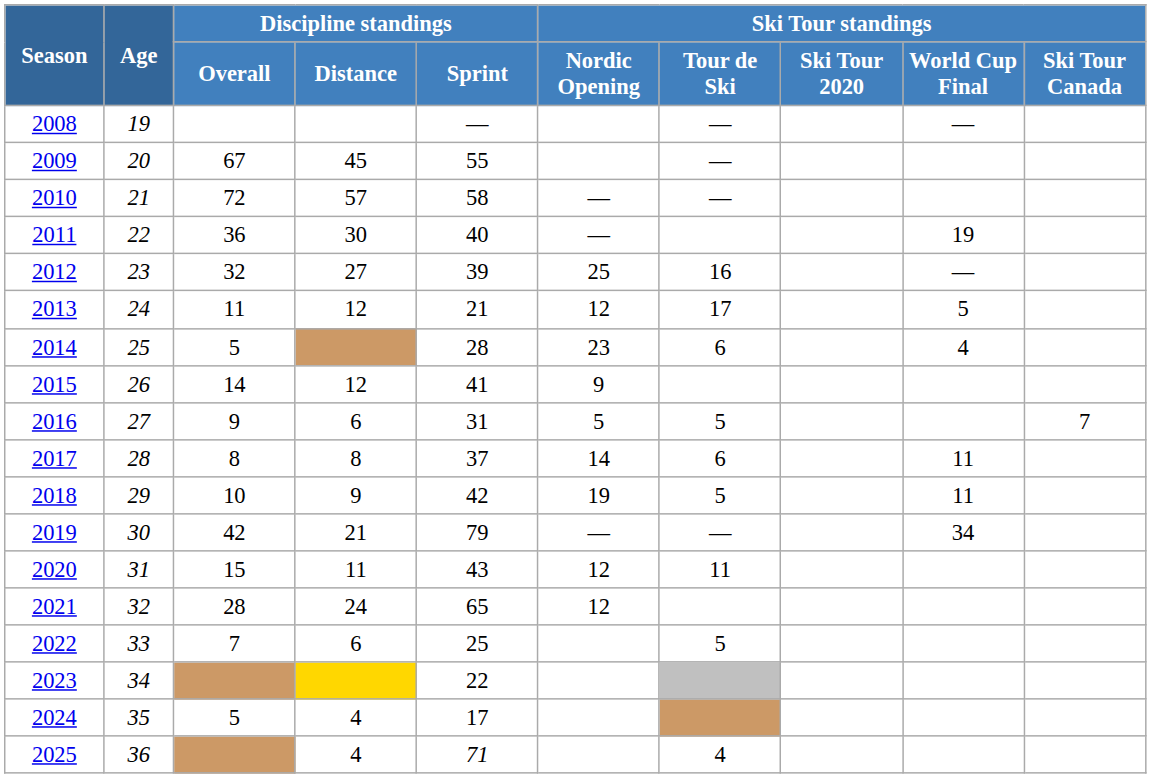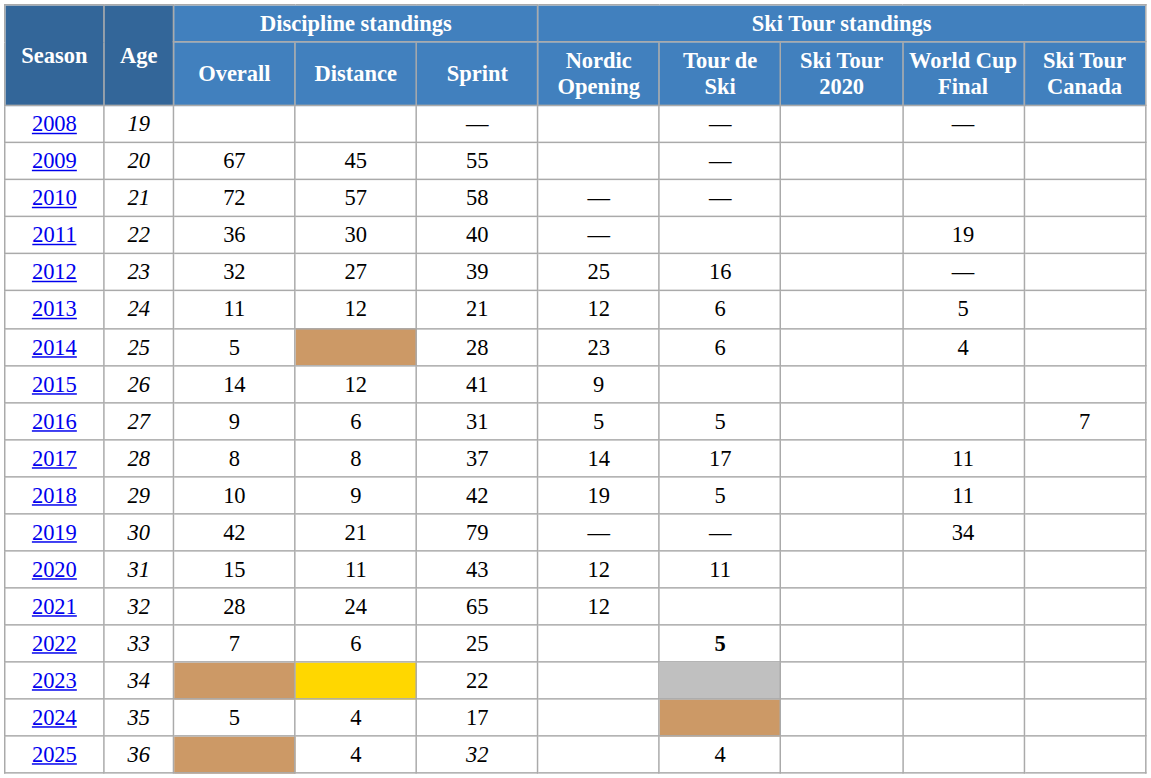(720, 309) 17 -> (720, 309) 6
(720, 457) 6 -> (720, 457) 17
(720, 643) normal -> (720, 643) bold
(477, 754) 71 -> (477, 754) 32
